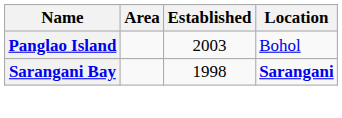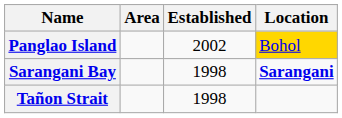(209, 44) 2003 -> (209, 44) 2002
(280, 44) no background -> (280, 44) gold background
+ row: (62, 98)
